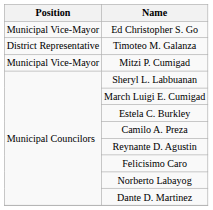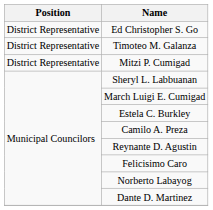(53, 29) Municipal Vice-Mayor -> (53, 29) District Representative
(53, 63) Municipal Vice-Mayor -> (53, 63) District Representative
